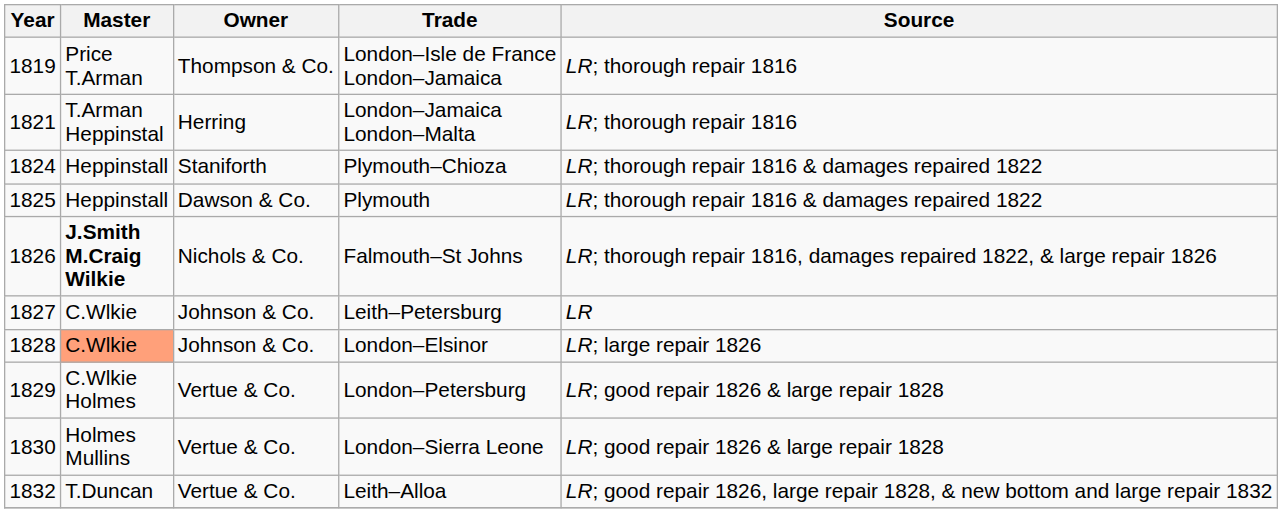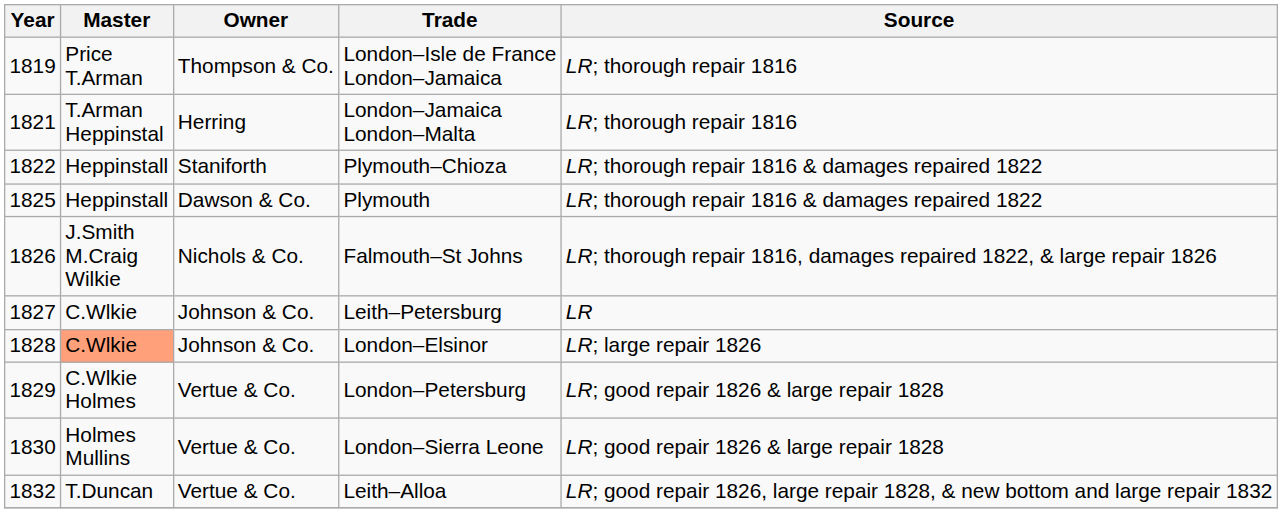(33, 166) 1824 -> (33, 166) 1822
(103, 256) bold -> (102, 256) normal
